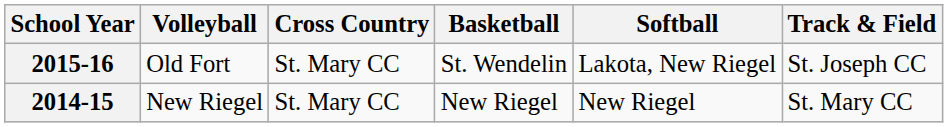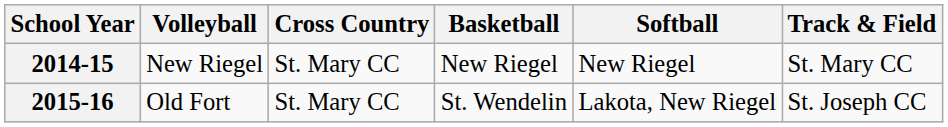rows swapped: (73, 102) <-> (73, 63)
